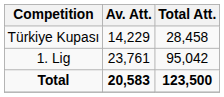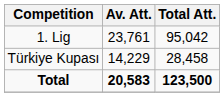rows swapped: (53, 59) <-> (53, 37)
